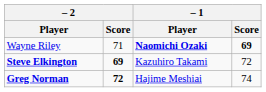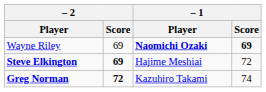(118, 45) 71 -> (118, 45) 69
(171, 62) Kazuhiro Takami -> (169, 62) Hajime Meshiai
(169, 78) Hajime Meshiai -> (171, 78) Kazuhiro Takami
